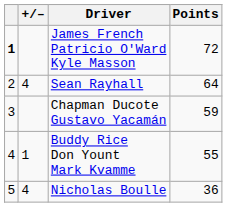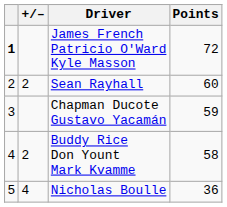(25, 86) 4 -> (25, 86) 2
(211, 86) 64 -> (211, 86) 60
(25, 156) 1 -> (25, 156) 2
(211, 156) 55 -> (211, 156) 58
